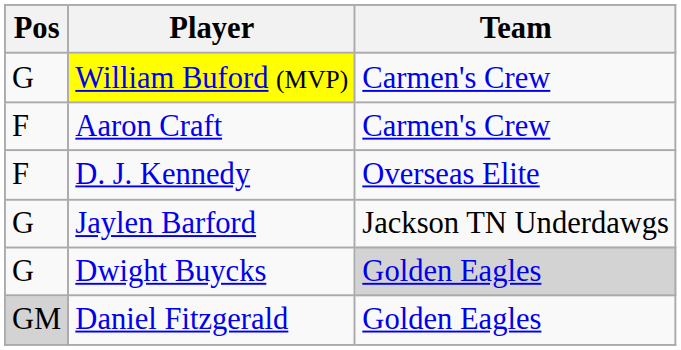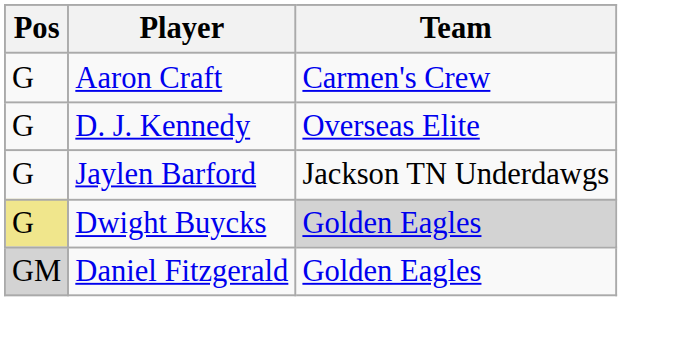- row: (212, 77)
(21, 125) F -> (23, 77) G
(21, 174) F -> (23, 125) G
(23, 271) no background -> (23, 222) khaki background
